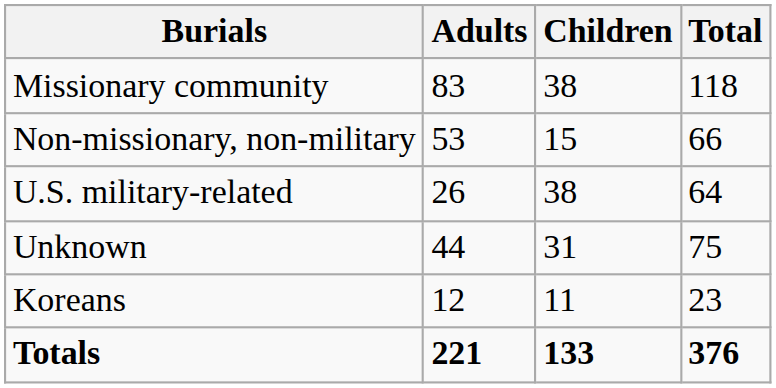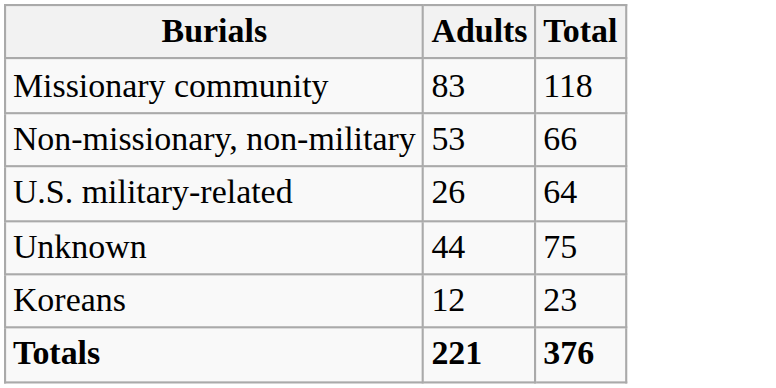- column: (608, 31)
